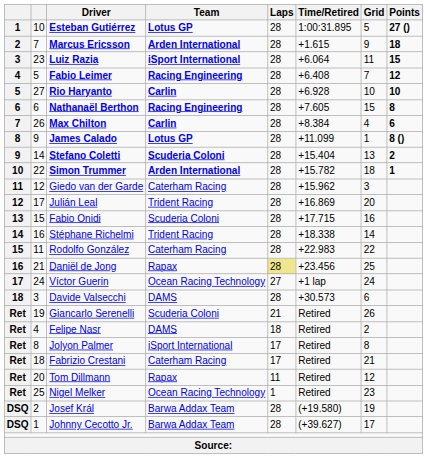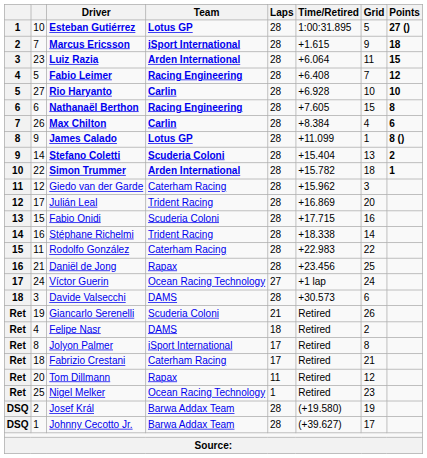(194, 44) Arden International -> (194, 44) iSport International
(194, 59) iSport International -> (194, 59) Arden International
(276, 266) khaki background -> (276, 266) no background
